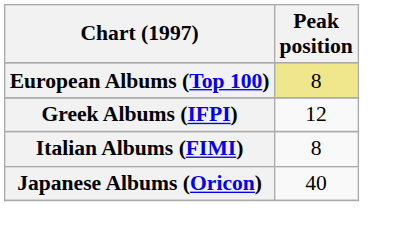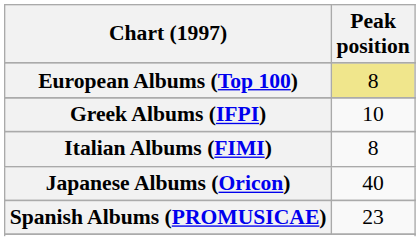(316, 114) 12 -> (373, 114) 10
+ row: (168, 217)
